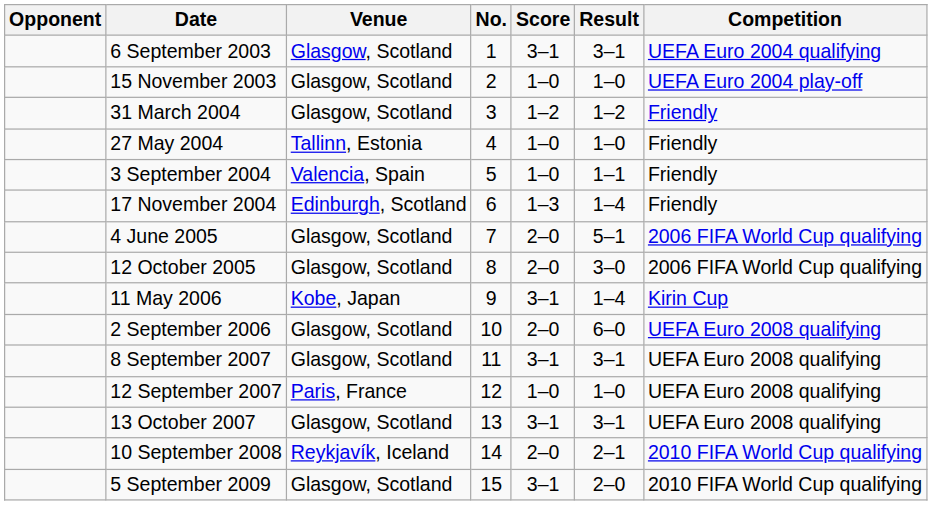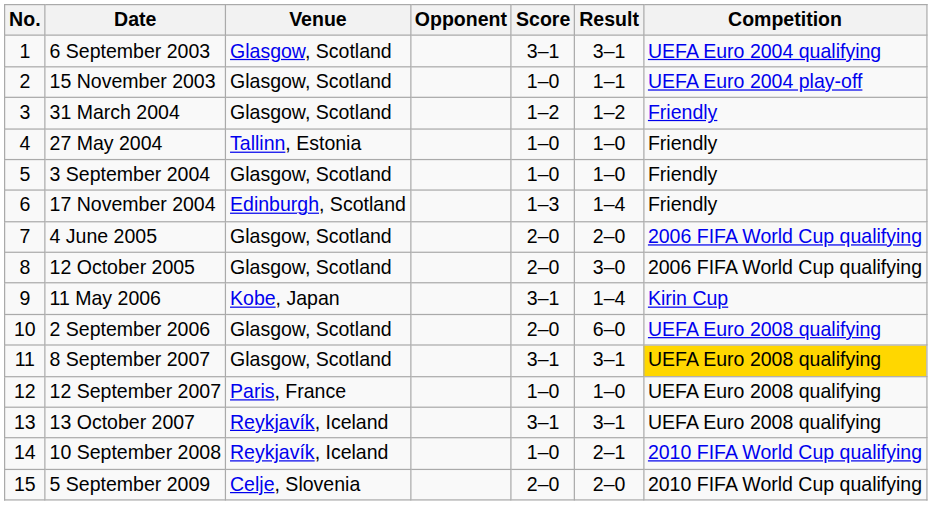columns swapped: (491, 19) <-> (55, 19)
(609, 81) 1–0 -> (609, 81) 1–1
(358, 174) Valencia, Spain -> (311, 174) Glasgow, Scotland
(609, 174) 1–1 -> (609, 174) 1–0
(609, 236) 5–1 -> (609, 236) 2–0
(765, 360) no background -> (765, 360) gold background
(372, 422) Glasgow, Scotland -> (309, 422) Reykjavík, Iceland
(543, 453) 2–0 -> (543, 453) 1–0
(372, 484) Glasgow, Scotland -> (295, 484) Celje, Slovenia
(543, 484) 3–1 -> (543, 484) 2–0
